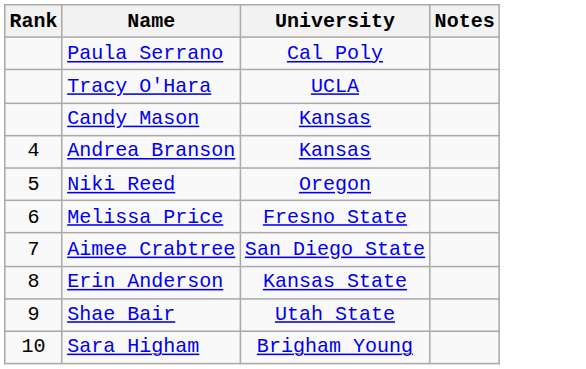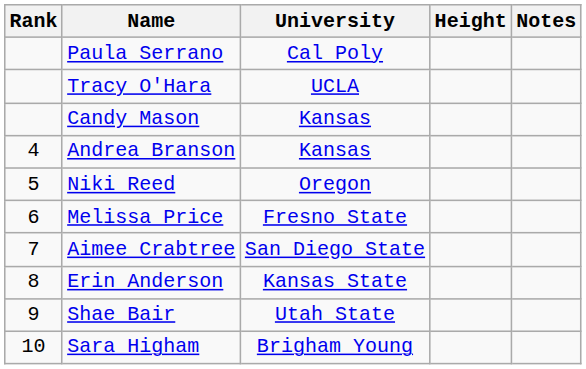+ column: (471, 21)
